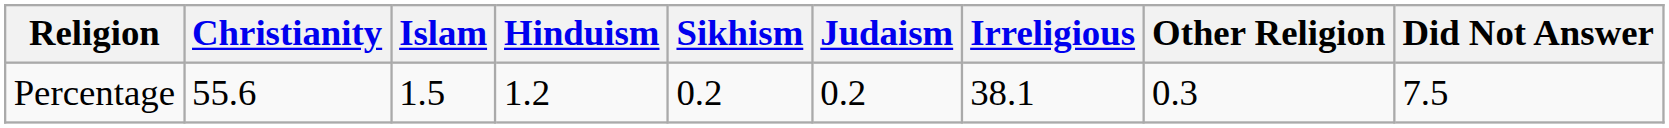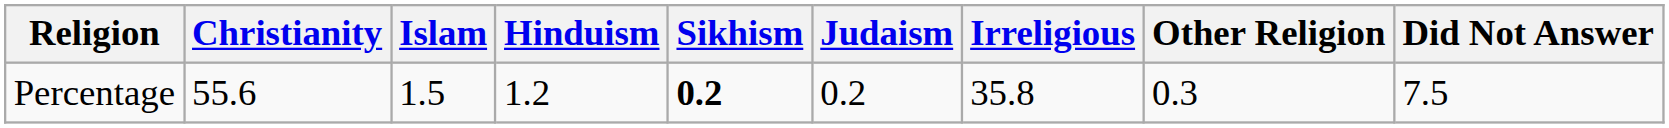(699, 92) normal -> (699, 92) bold
(1002, 92) 38.1 -> (1002, 92) 35.8
